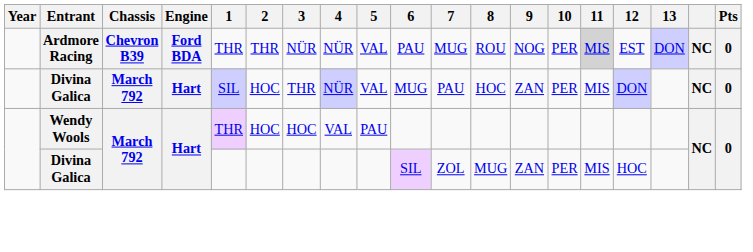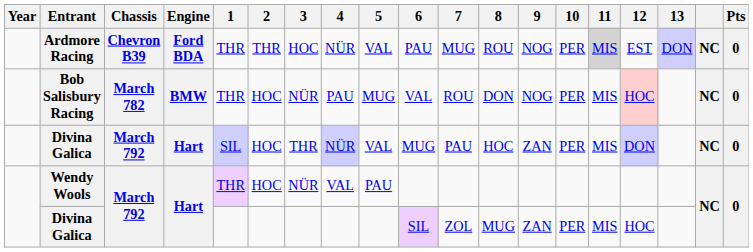(302, 48) NÜR -> (303, 48) HOC
+ row: (72, 97)
(302, 129) HOC -> (303, 186) NÜR
